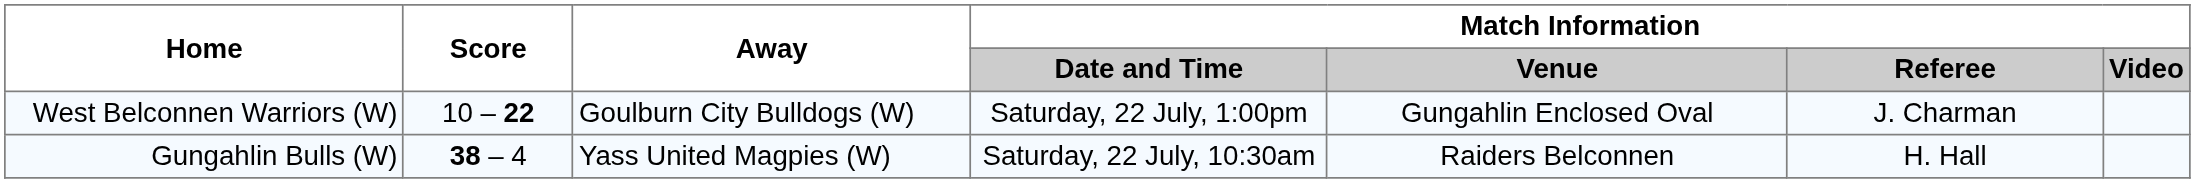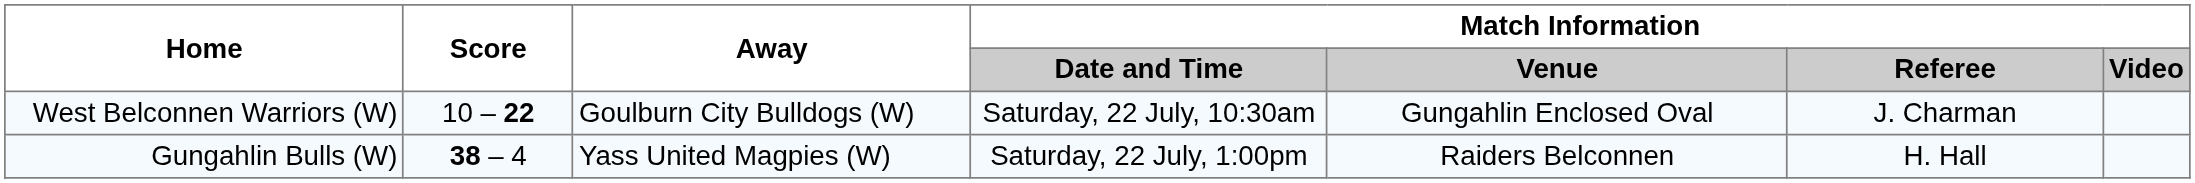(1149, 112) Saturday, 22 July, 1:00pm -> (1149, 112) Saturday, 22 July, 10:30am
(1149, 155) Saturday, 22 July, 10:30am -> (1149, 155) Saturday, 22 July, 1:00pm
